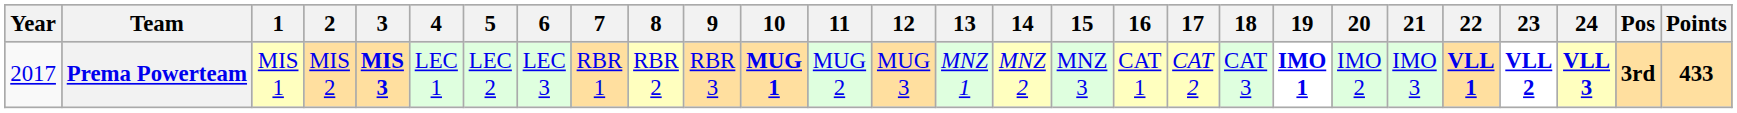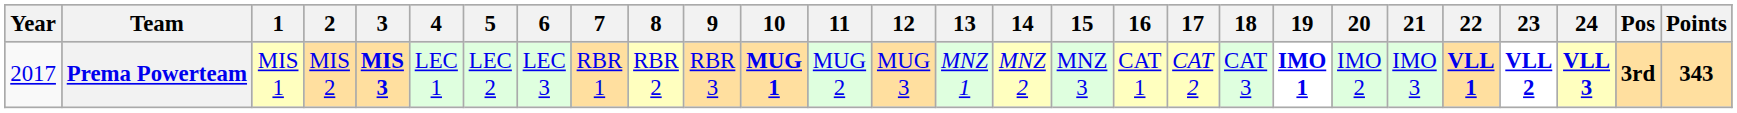(1696, 74) 433 -> (1696, 74) 343
